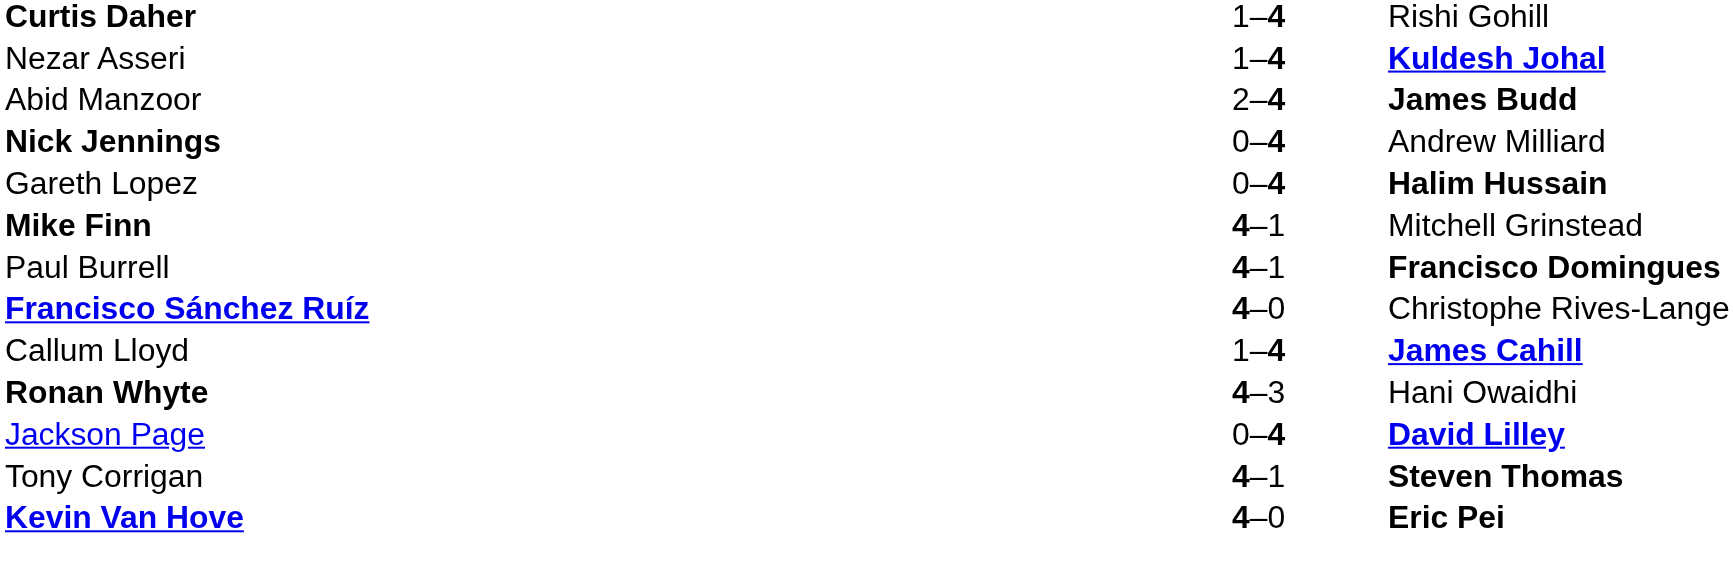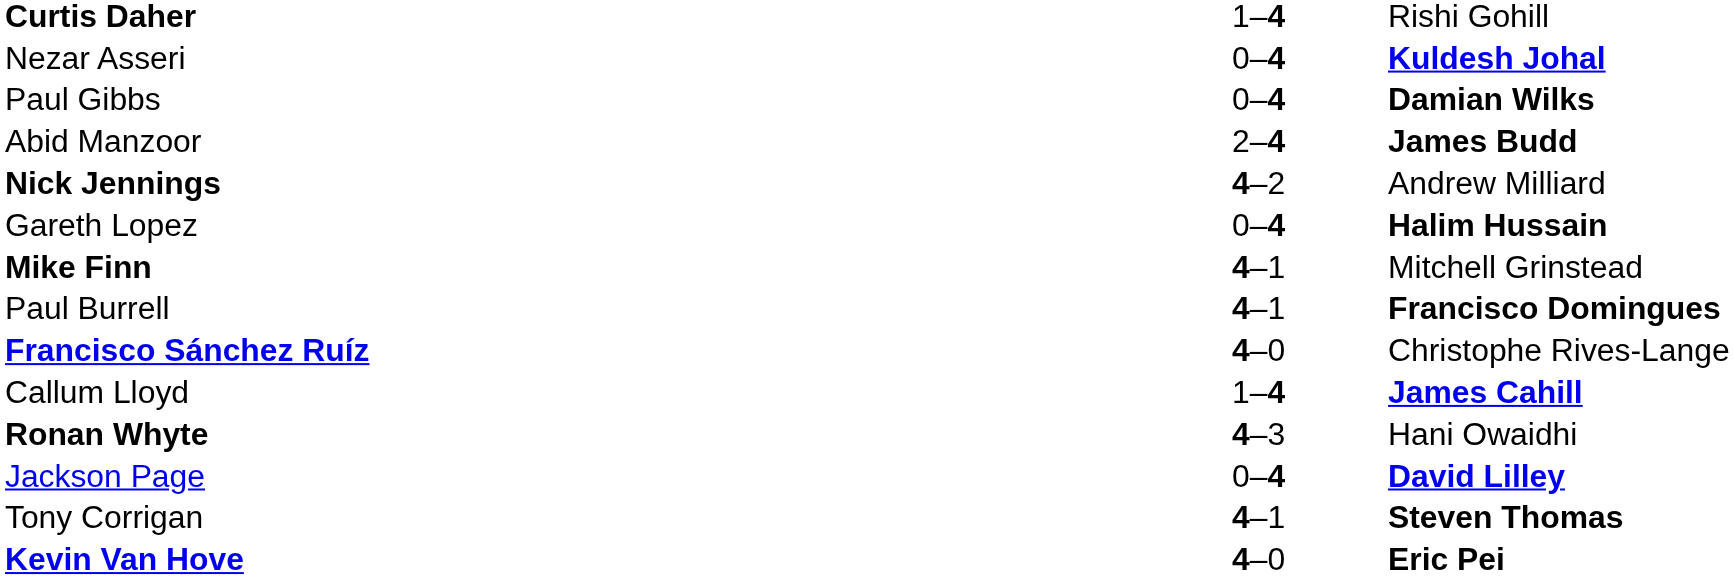(1259, 58) 1–4 -> (1259, 58) 0–4
+ row: (83, 99)
(1259, 141) 0–4 -> (1259, 183) 4–2
